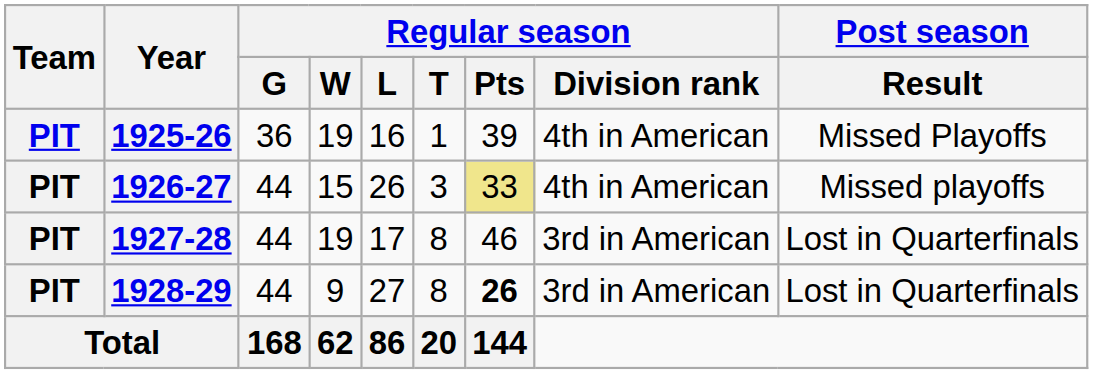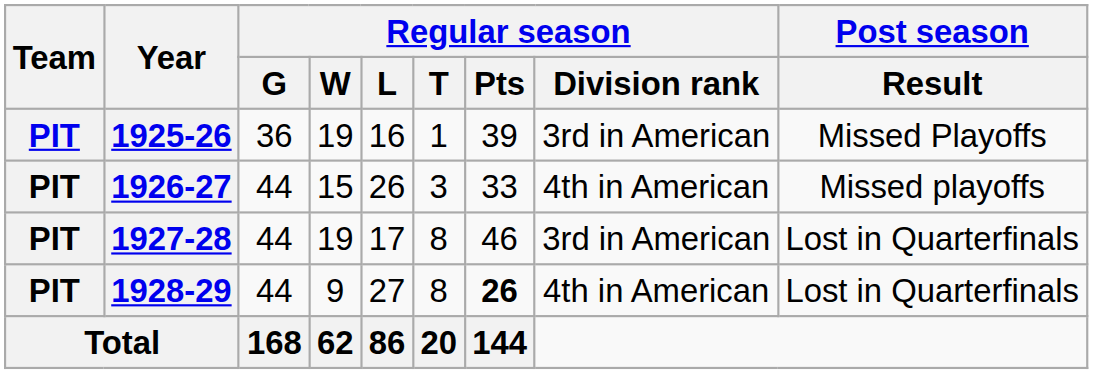(656, 135) 4th in American -> (656, 135) 3rd in American
(500, 187) khaki background -> (500, 187) no background
(656, 291) 3rd in American -> (656, 291) 4th in American
